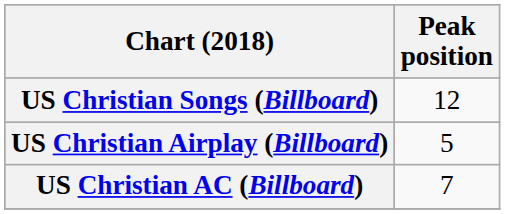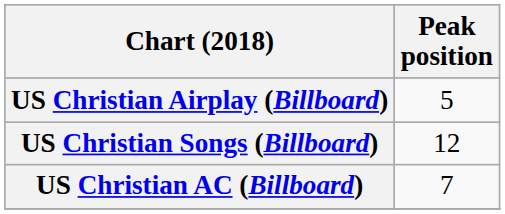rows swapped: (200, 99) <-> (200, 142)
